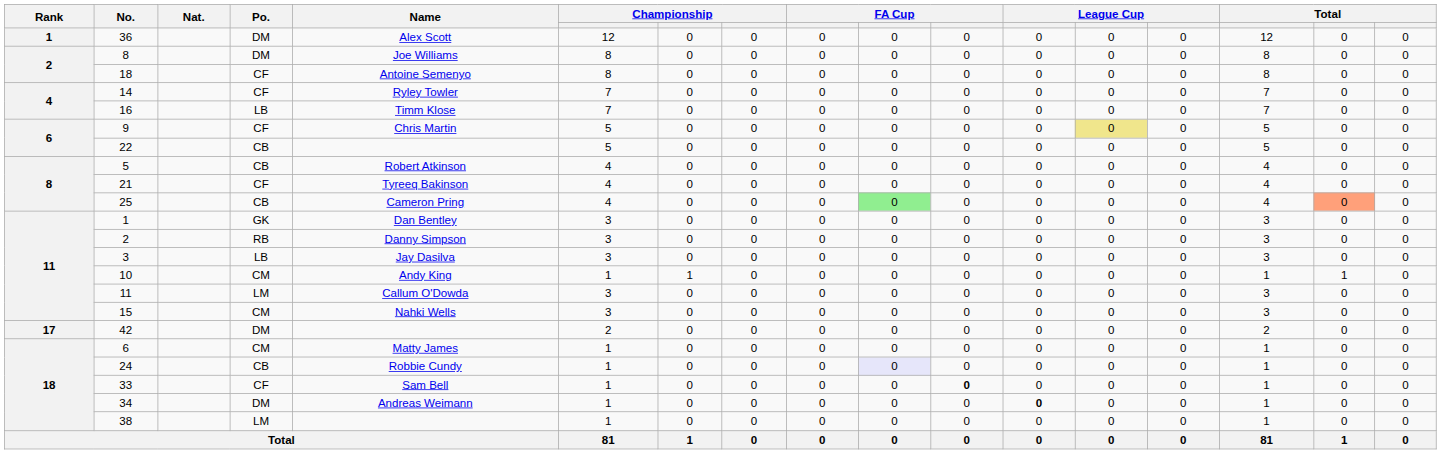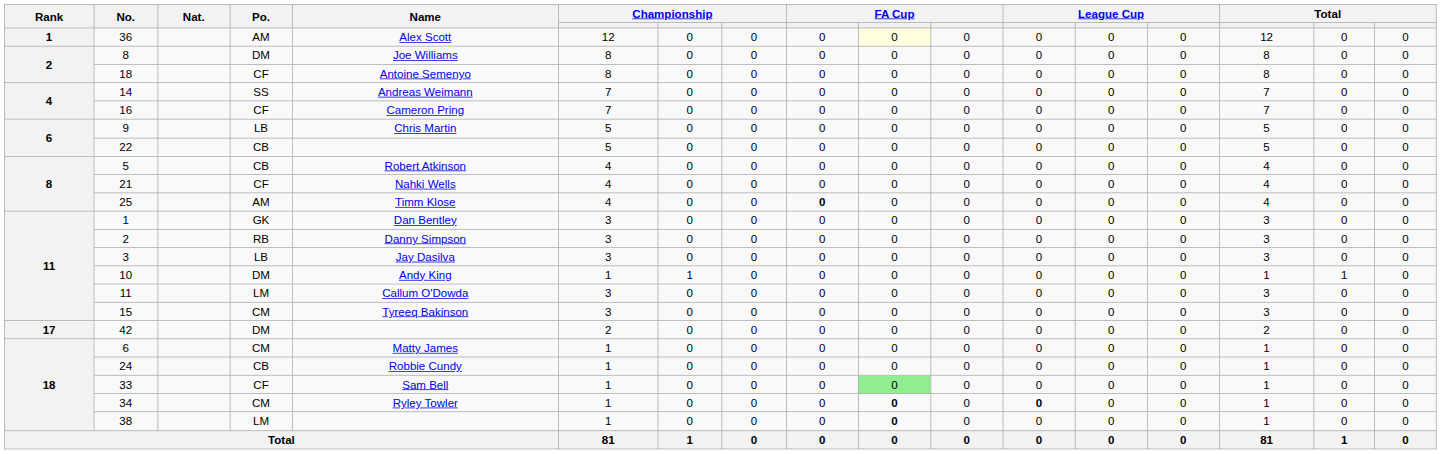(261, 37) DM -> (261, 37) AM
(894, 37) no background -> (894, 37) lightyellow background
(261, 92) CF -> (261, 92) SS
(425, 92) Ryley Towler -> (425, 92) Andreas Weimann
(261, 111) LB -> (261, 111) CF
(425, 111) Timm Klose -> (425, 111) Cameron Pring
(261, 129) CF -> (261, 129) LB
(1111, 129) khaki background -> (1111, 129) no background
(425, 184) Tyreeq Bakinson -> (425, 184) Nahki Wells
(261, 202) CB -> (261, 202) AM
(425, 202) Cameron Pring -> (425, 202) Timm Klose
(822, 202) normal -> (822, 202) bold
(894, 202) lightgreen background -> (894, 202) no background
(1344, 202) lightsalmon background -> (1344, 202) no background
(261, 275) CM -> (261, 275) DM
(425, 312) Nahki Wells -> (425, 312) Tyreeq Bakinson
(894, 367) lavender background -> (894, 367) no background
(894, 385) no background -> (894, 385) lightgreen background
(967, 385) bold -> (967, 385) normal
(261, 403) DM -> (261, 403) CM
(425, 403) Andreas Weimann -> (425, 403) Ryley Towler
(894, 403) normal -> (894, 403) bold
(894, 421) normal -> (894, 421) bold
